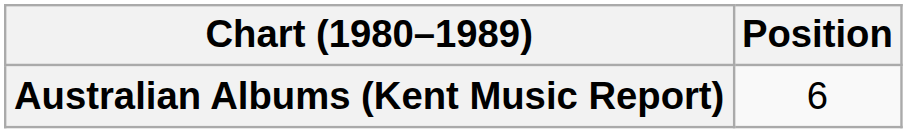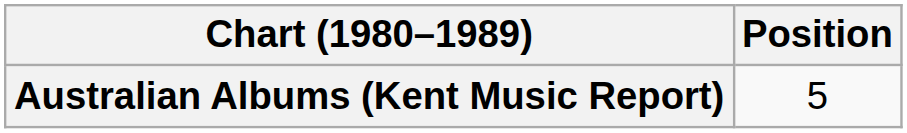(817, 95) 6 -> (817, 95) 5
